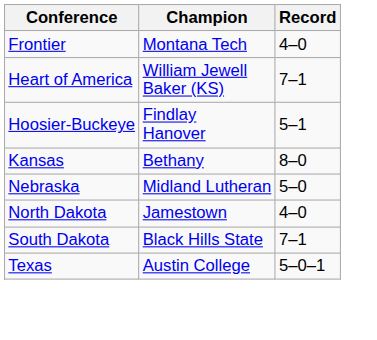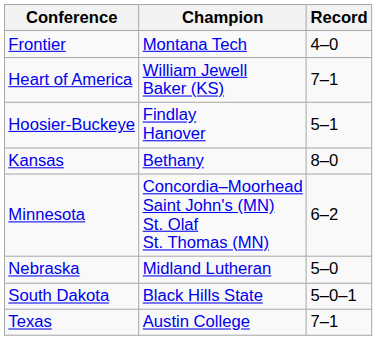+ row: (47, 215)
- row: (57, 213)
(293, 239) 7–1 -> (334, 296) 5–0–1
(302, 266) 5–0–1 -> (324, 322) 7–1
